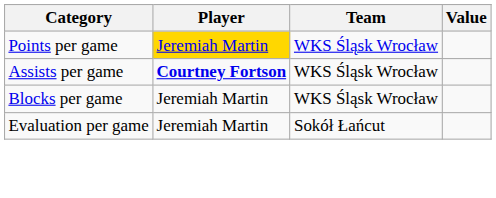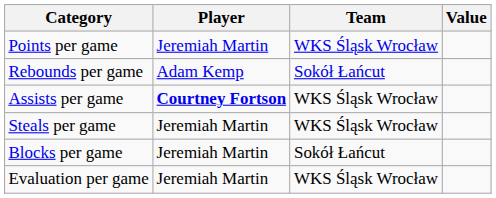(212, 44) gold background -> (212, 44) no background
+ row: (76, 71)
+ row: (62, 125)
(366, 98) WKS Śląsk Wrocław -> (339, 152) Sokół Łańcut
(339, 125) Sokół Łańcut -> (366, 179) WKS Śląsk Wrocław
